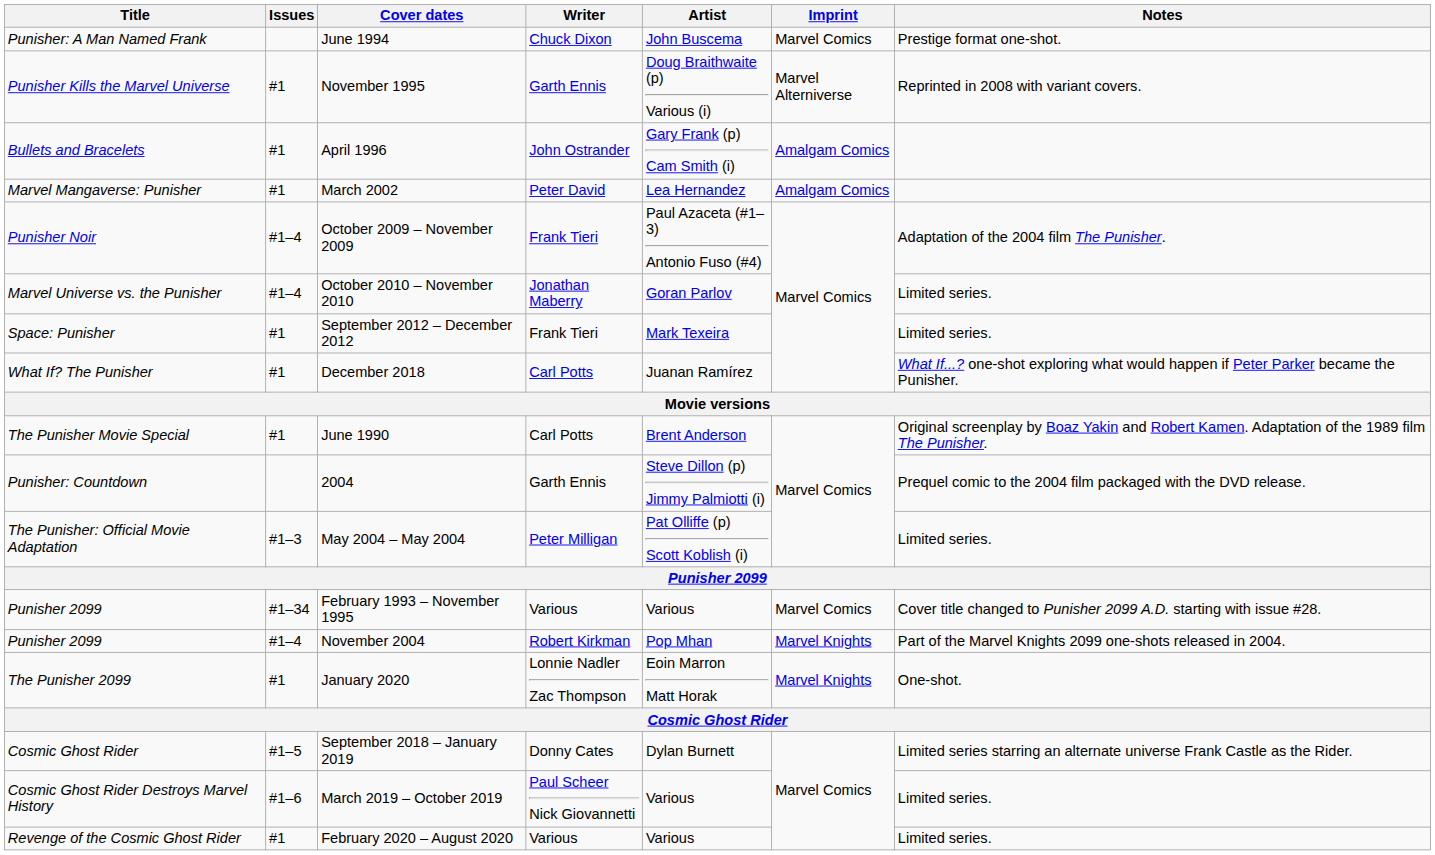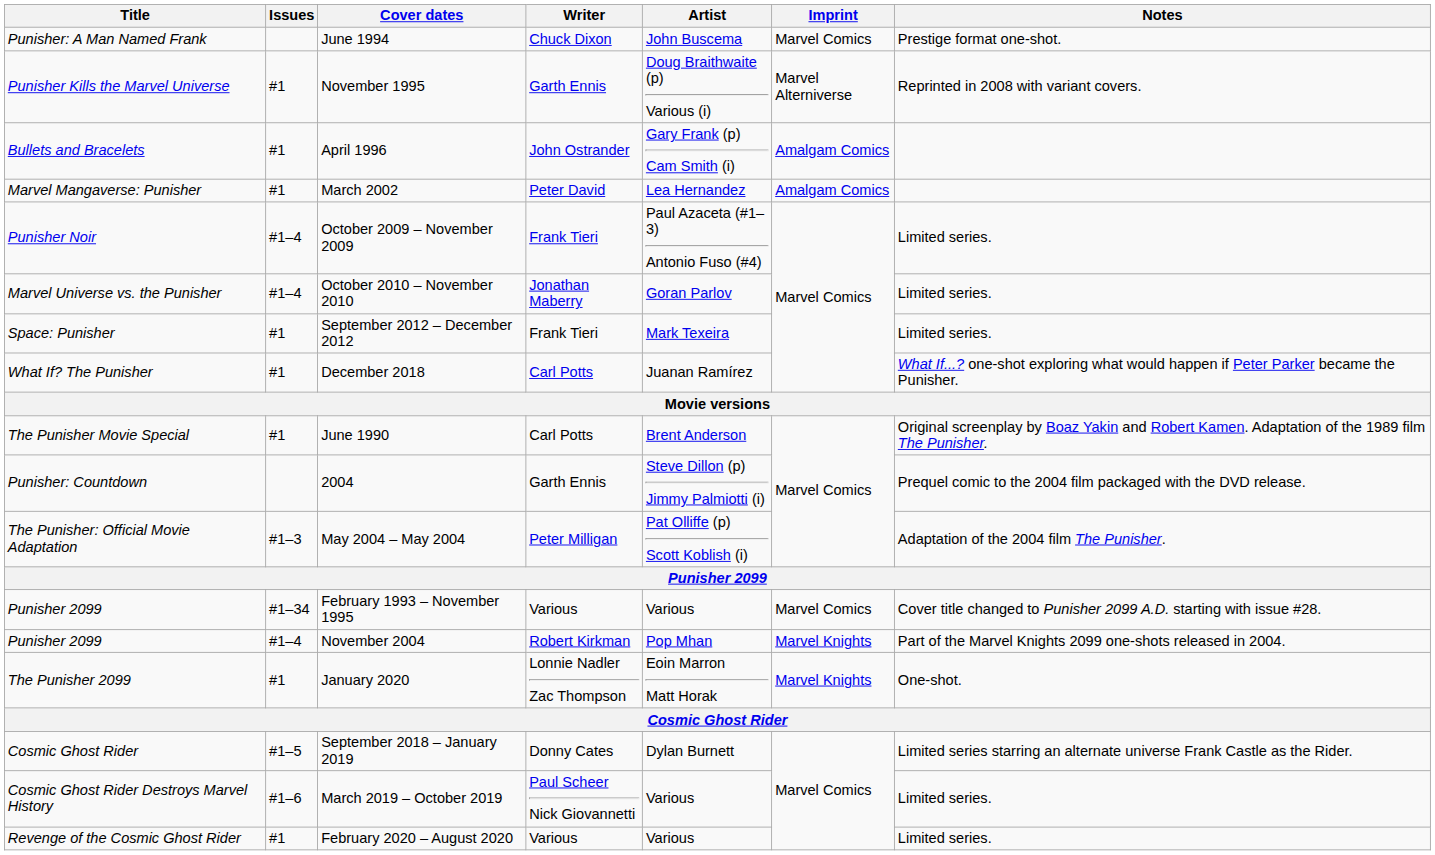(1032, 237) Adaptation of the 2004 film The Punisher. -> (945, 237) Limited series.
(945, 538) Limited series. -> (1032, 538) Adaptation of the 2004 film The Punisher.
